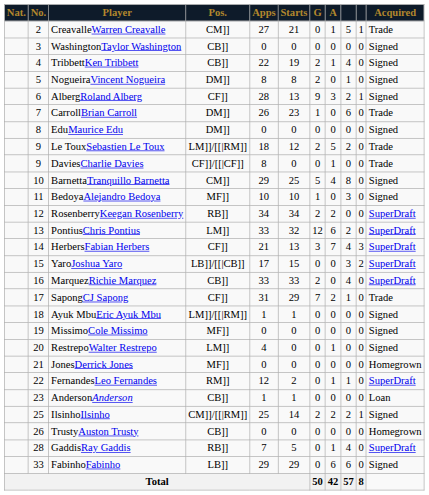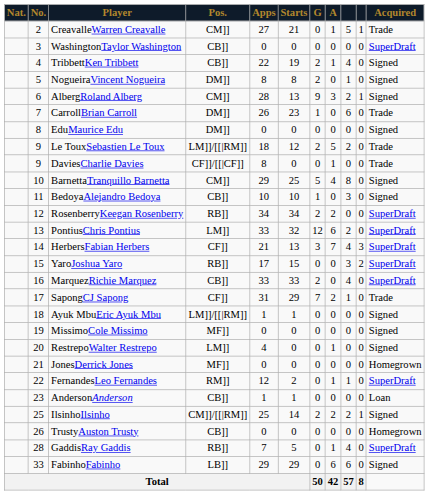(383, 46) Signed -> (392, 46) SuperDraft
(218, 96) CF]] -> (218, 96) CM]]
(218, 197) MF]] -> (218, 197) CB]]
(218, 264) LB]]/[[|CB]] -> (218, 264) RB]]
